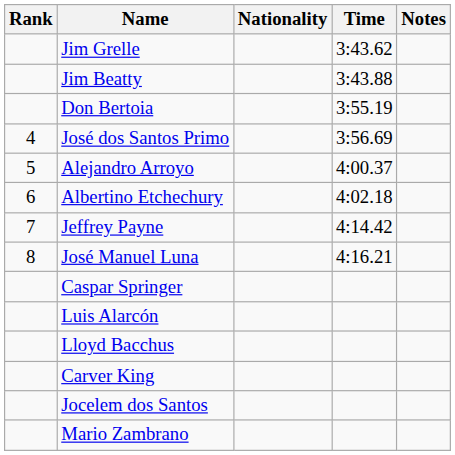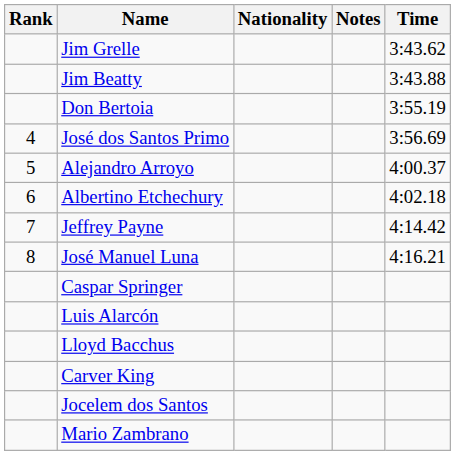columns swapped: (364, 19) <-> (424, 19)
